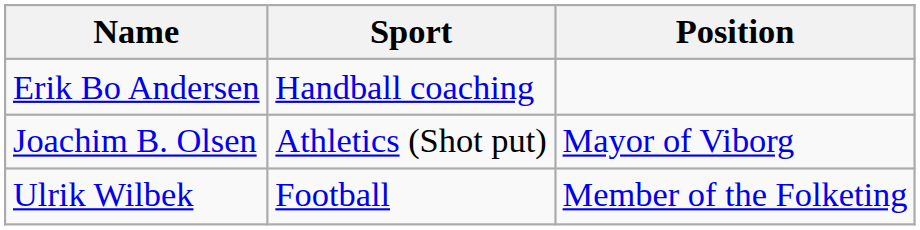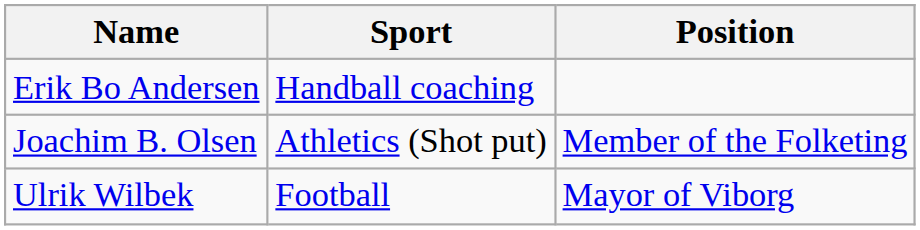(678, 140) Mayor of Viborg -> (735, 140) Member of the Folketing
(735, 195) Member of the Folketing -> (678, 195) Mayor of Viborg
